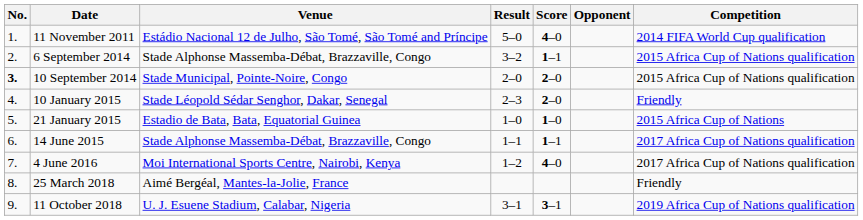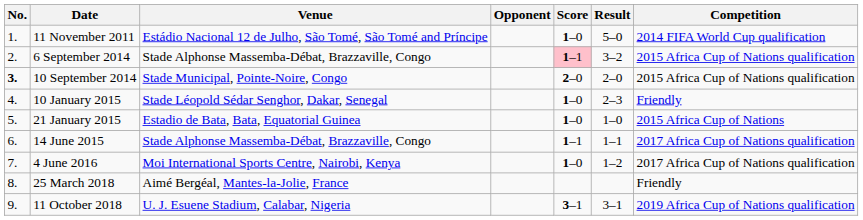columns swapped: (602, 15) <-> (512, 15)
(552, 36) 4–0 -> (572, 36) 1–0
(552, 57) no background -> (572, 57) pink background
(552, 99) 2–0 -> (572, 99) 1–0
(552, 162) 4–0 -> (572, 162) 1–0
